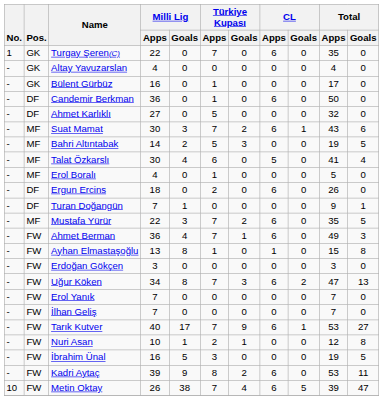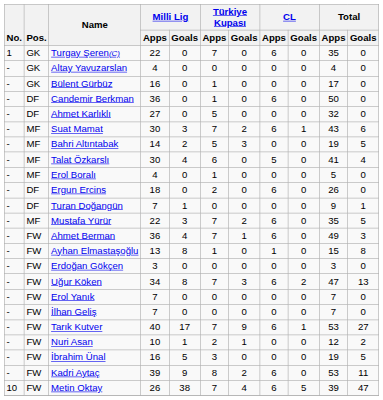(363, 342) 8 -> (363, 342) 2
